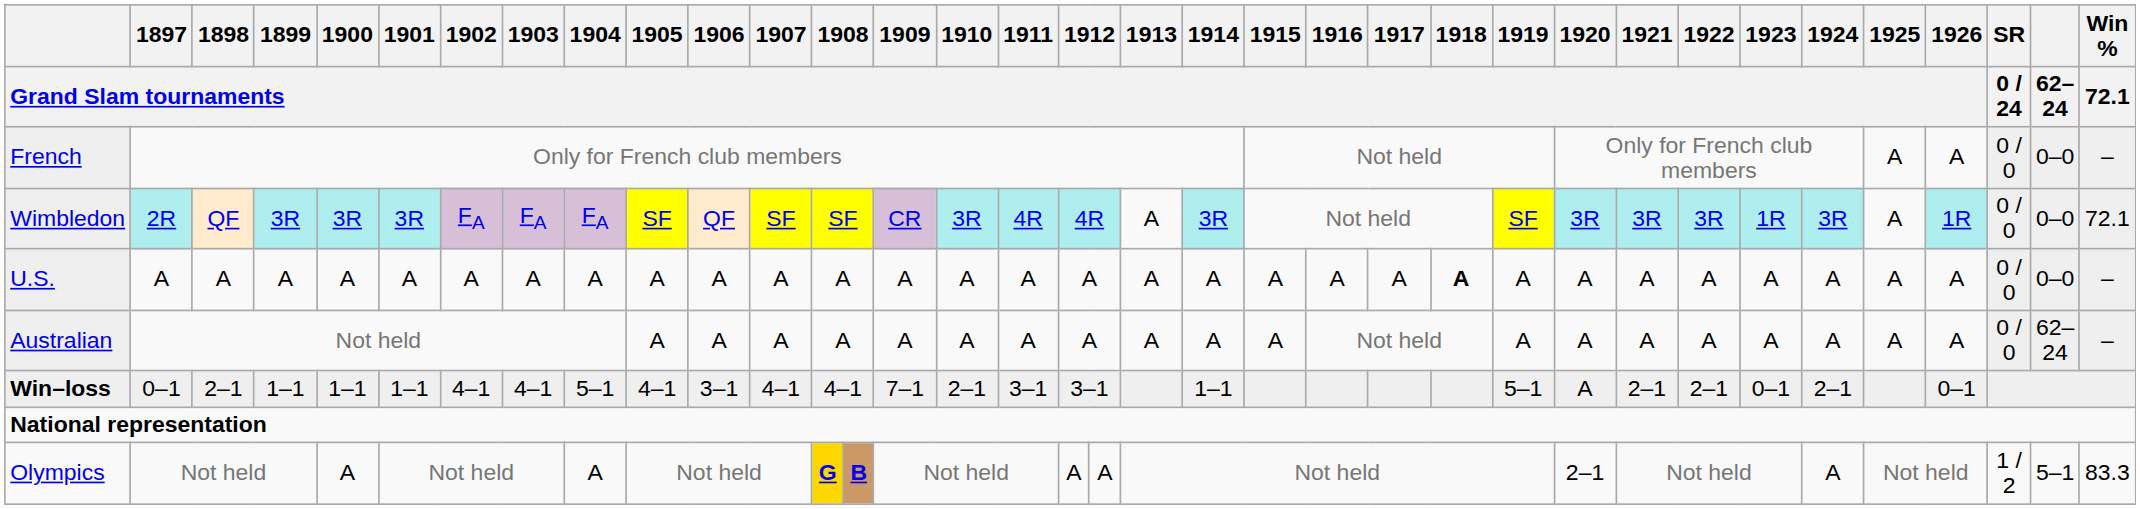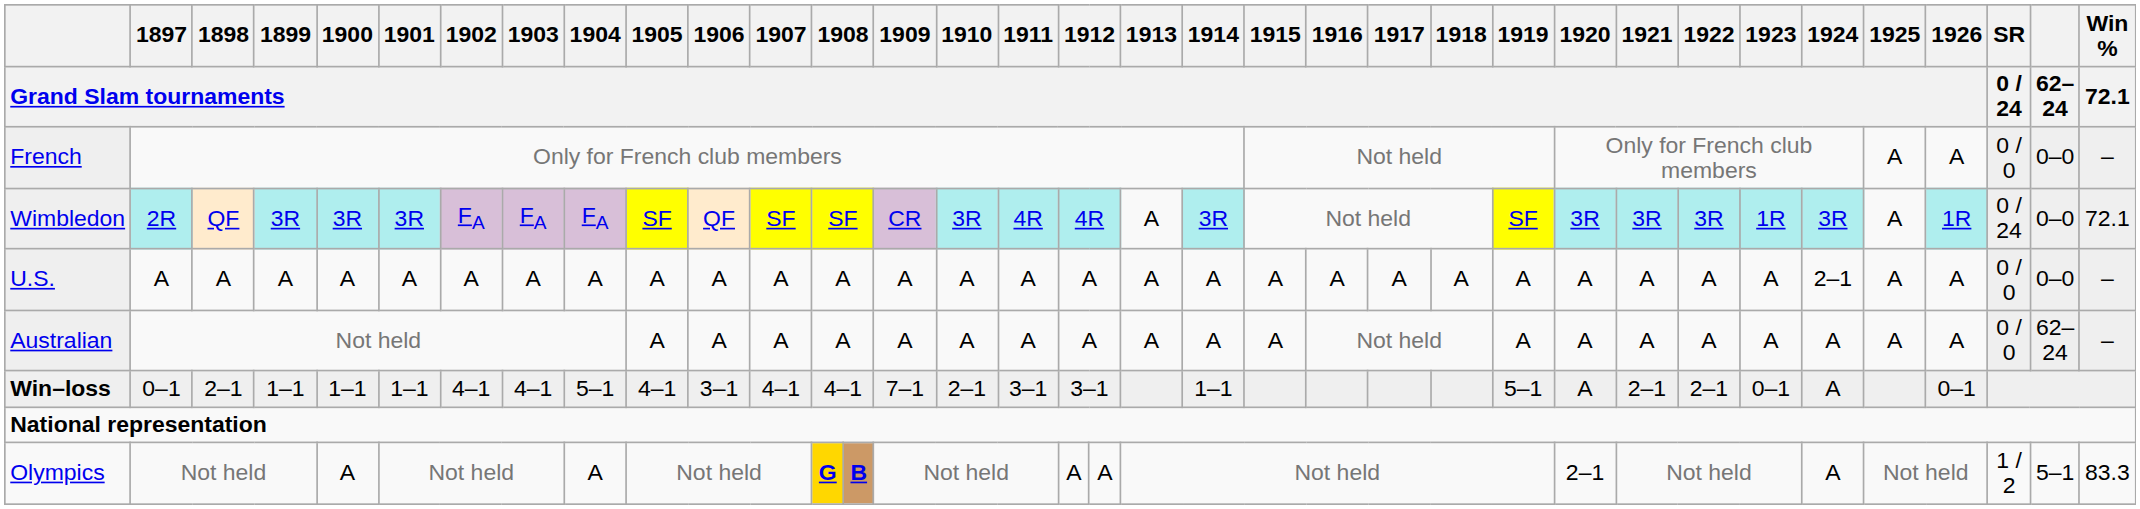(2009, 218) 0 / 0 -> (2009, 218) 0 / 24
(1461, 279) bold -> (1461, 279) normal
(1833, 279) A -> (1833, 279) 2–1
(1833, 388) 2–1 -> (1833, 388) A
